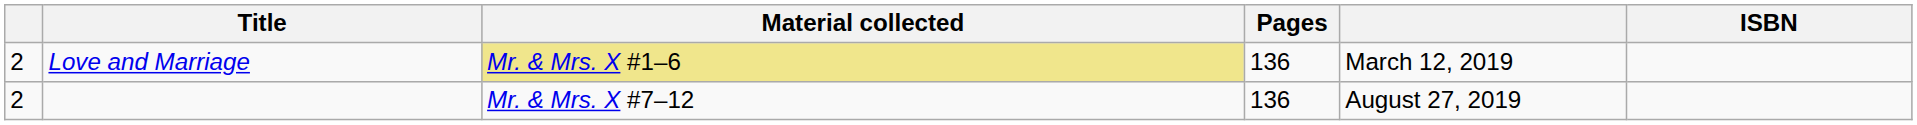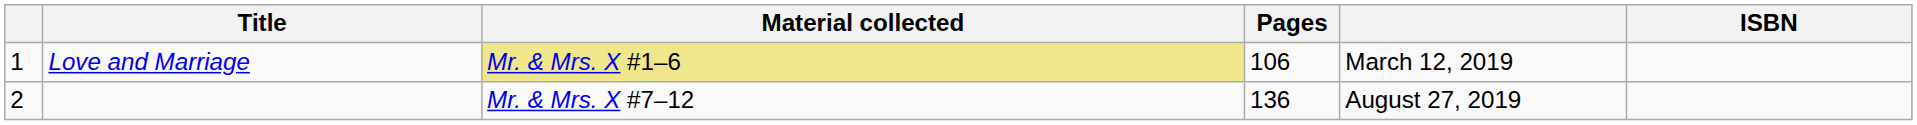(17, 61) 2 -> (17, 61) 1
(1270, 61) 136 -> (1270, 61) 106
